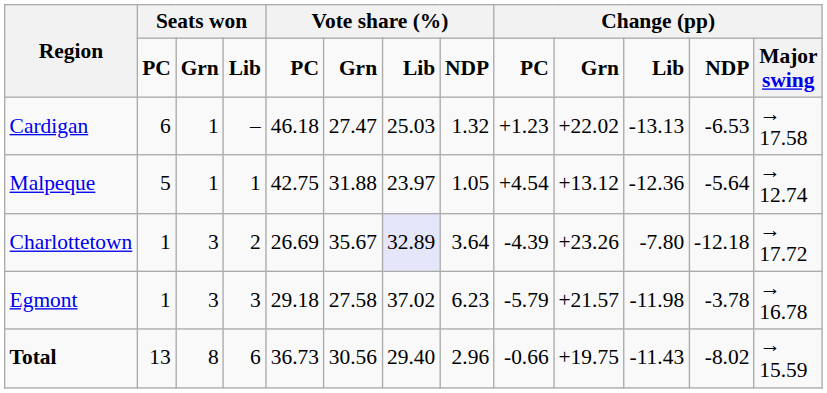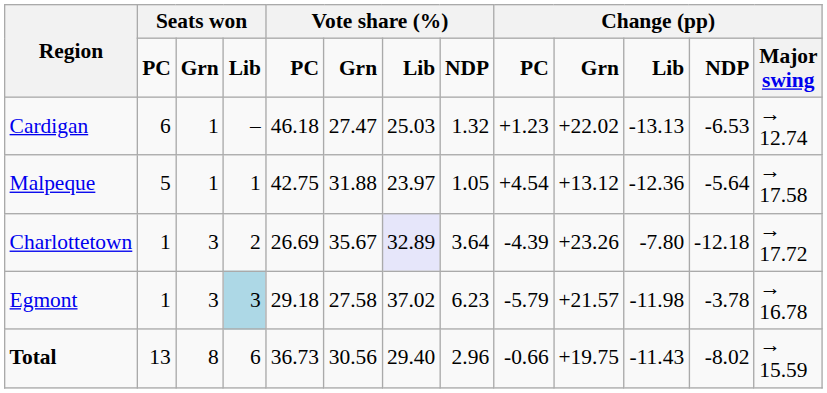(783, 125) → 17.58 -> (783, 125) → 12.74
(783, 183) → 12.74 -> (783, 183) → 17.58
(255, 300) no background -> (255, 300) lightblue background
